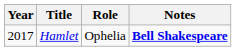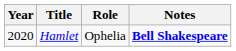(21, 35) 2017 -> (21, 35) 2020
